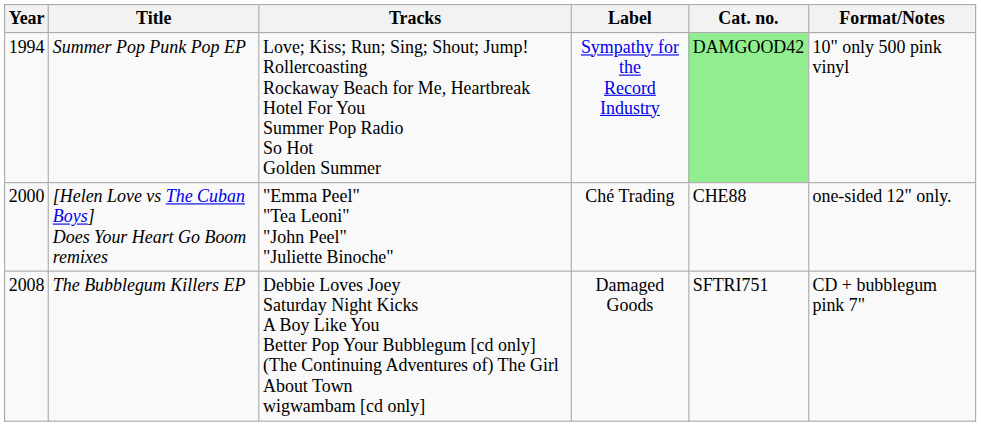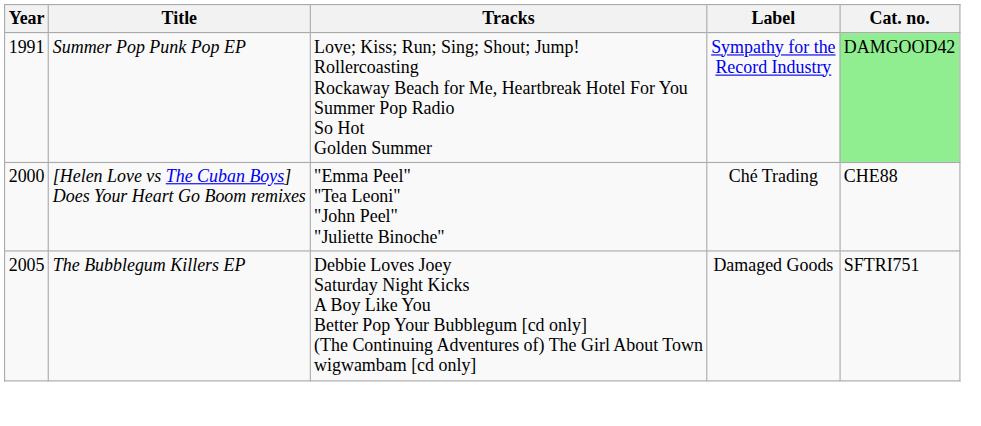- column: (892, 18)
(27, 47) 1994 -> (27, 47) 1991
(27, 285) 2008 -> (27, 265) 2005
